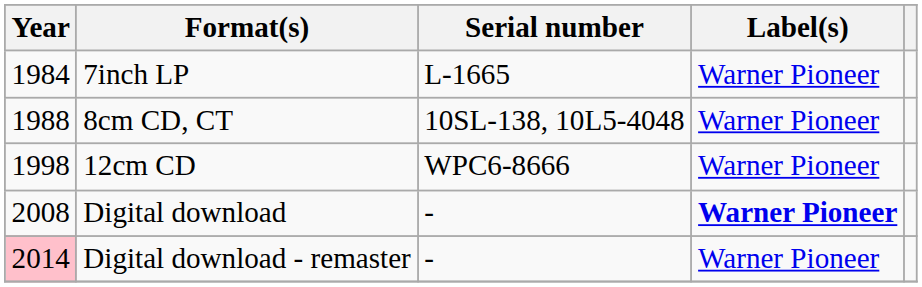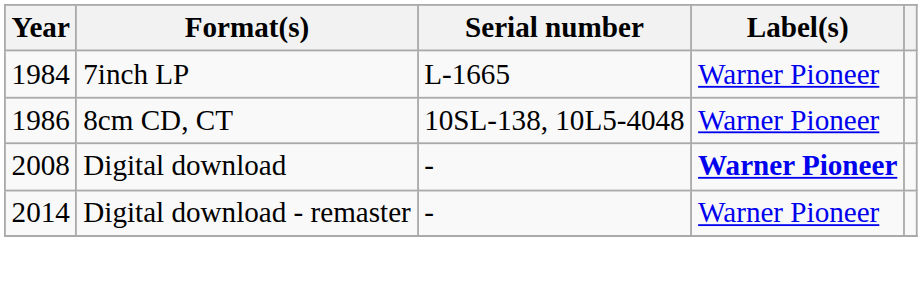(41, 119) 1988 -> (41, 119) 1986
- row: (140, 166)
(41, 258) pink background -> (41, 212) no background
